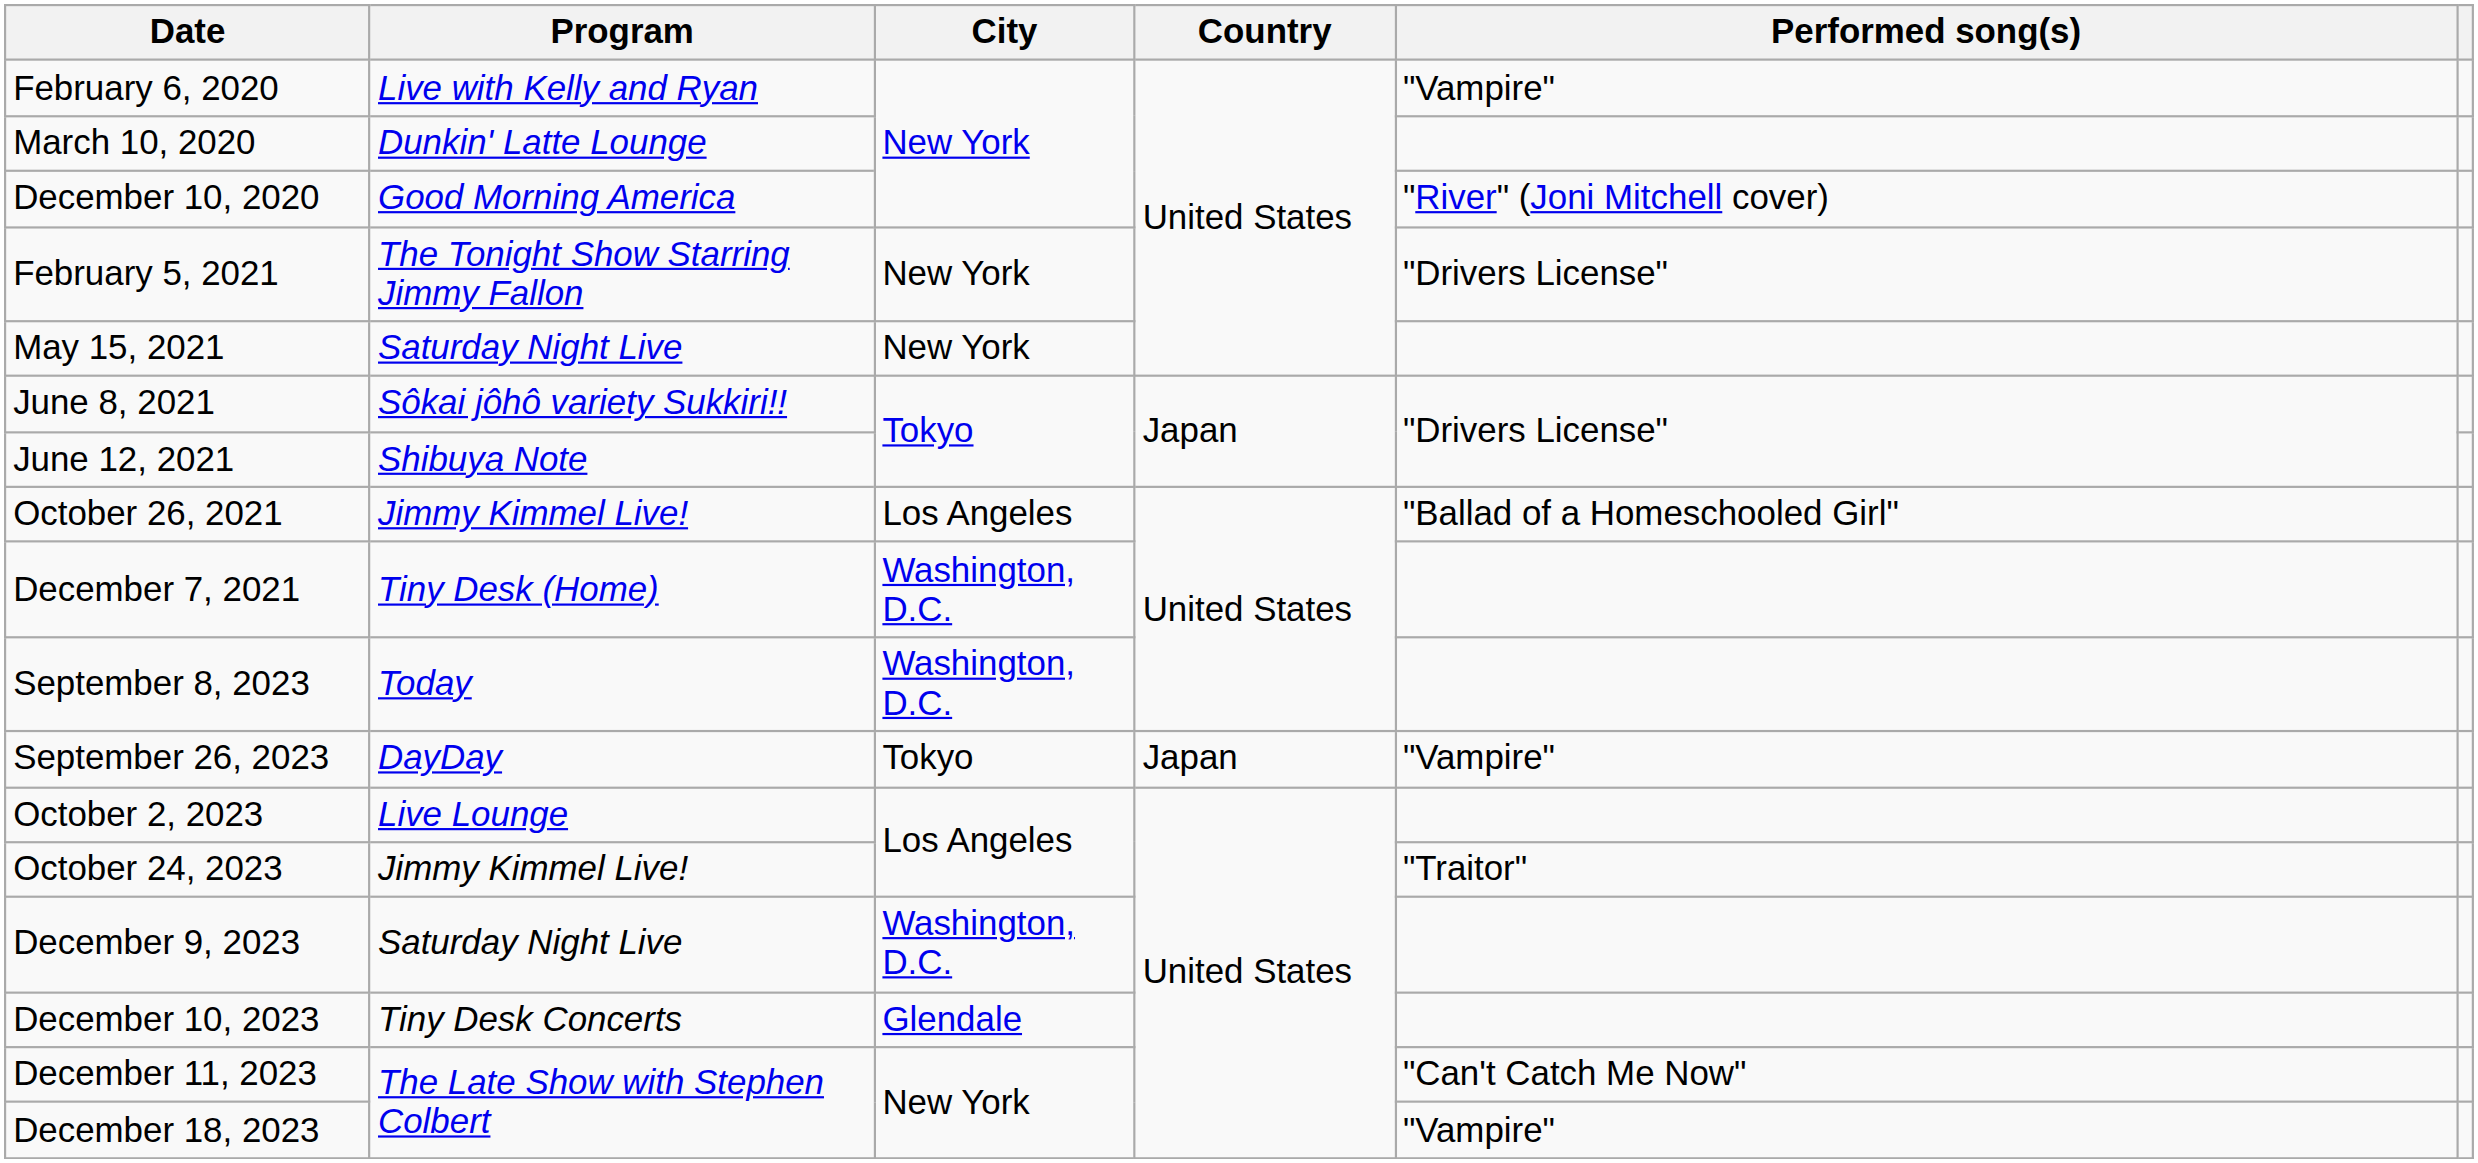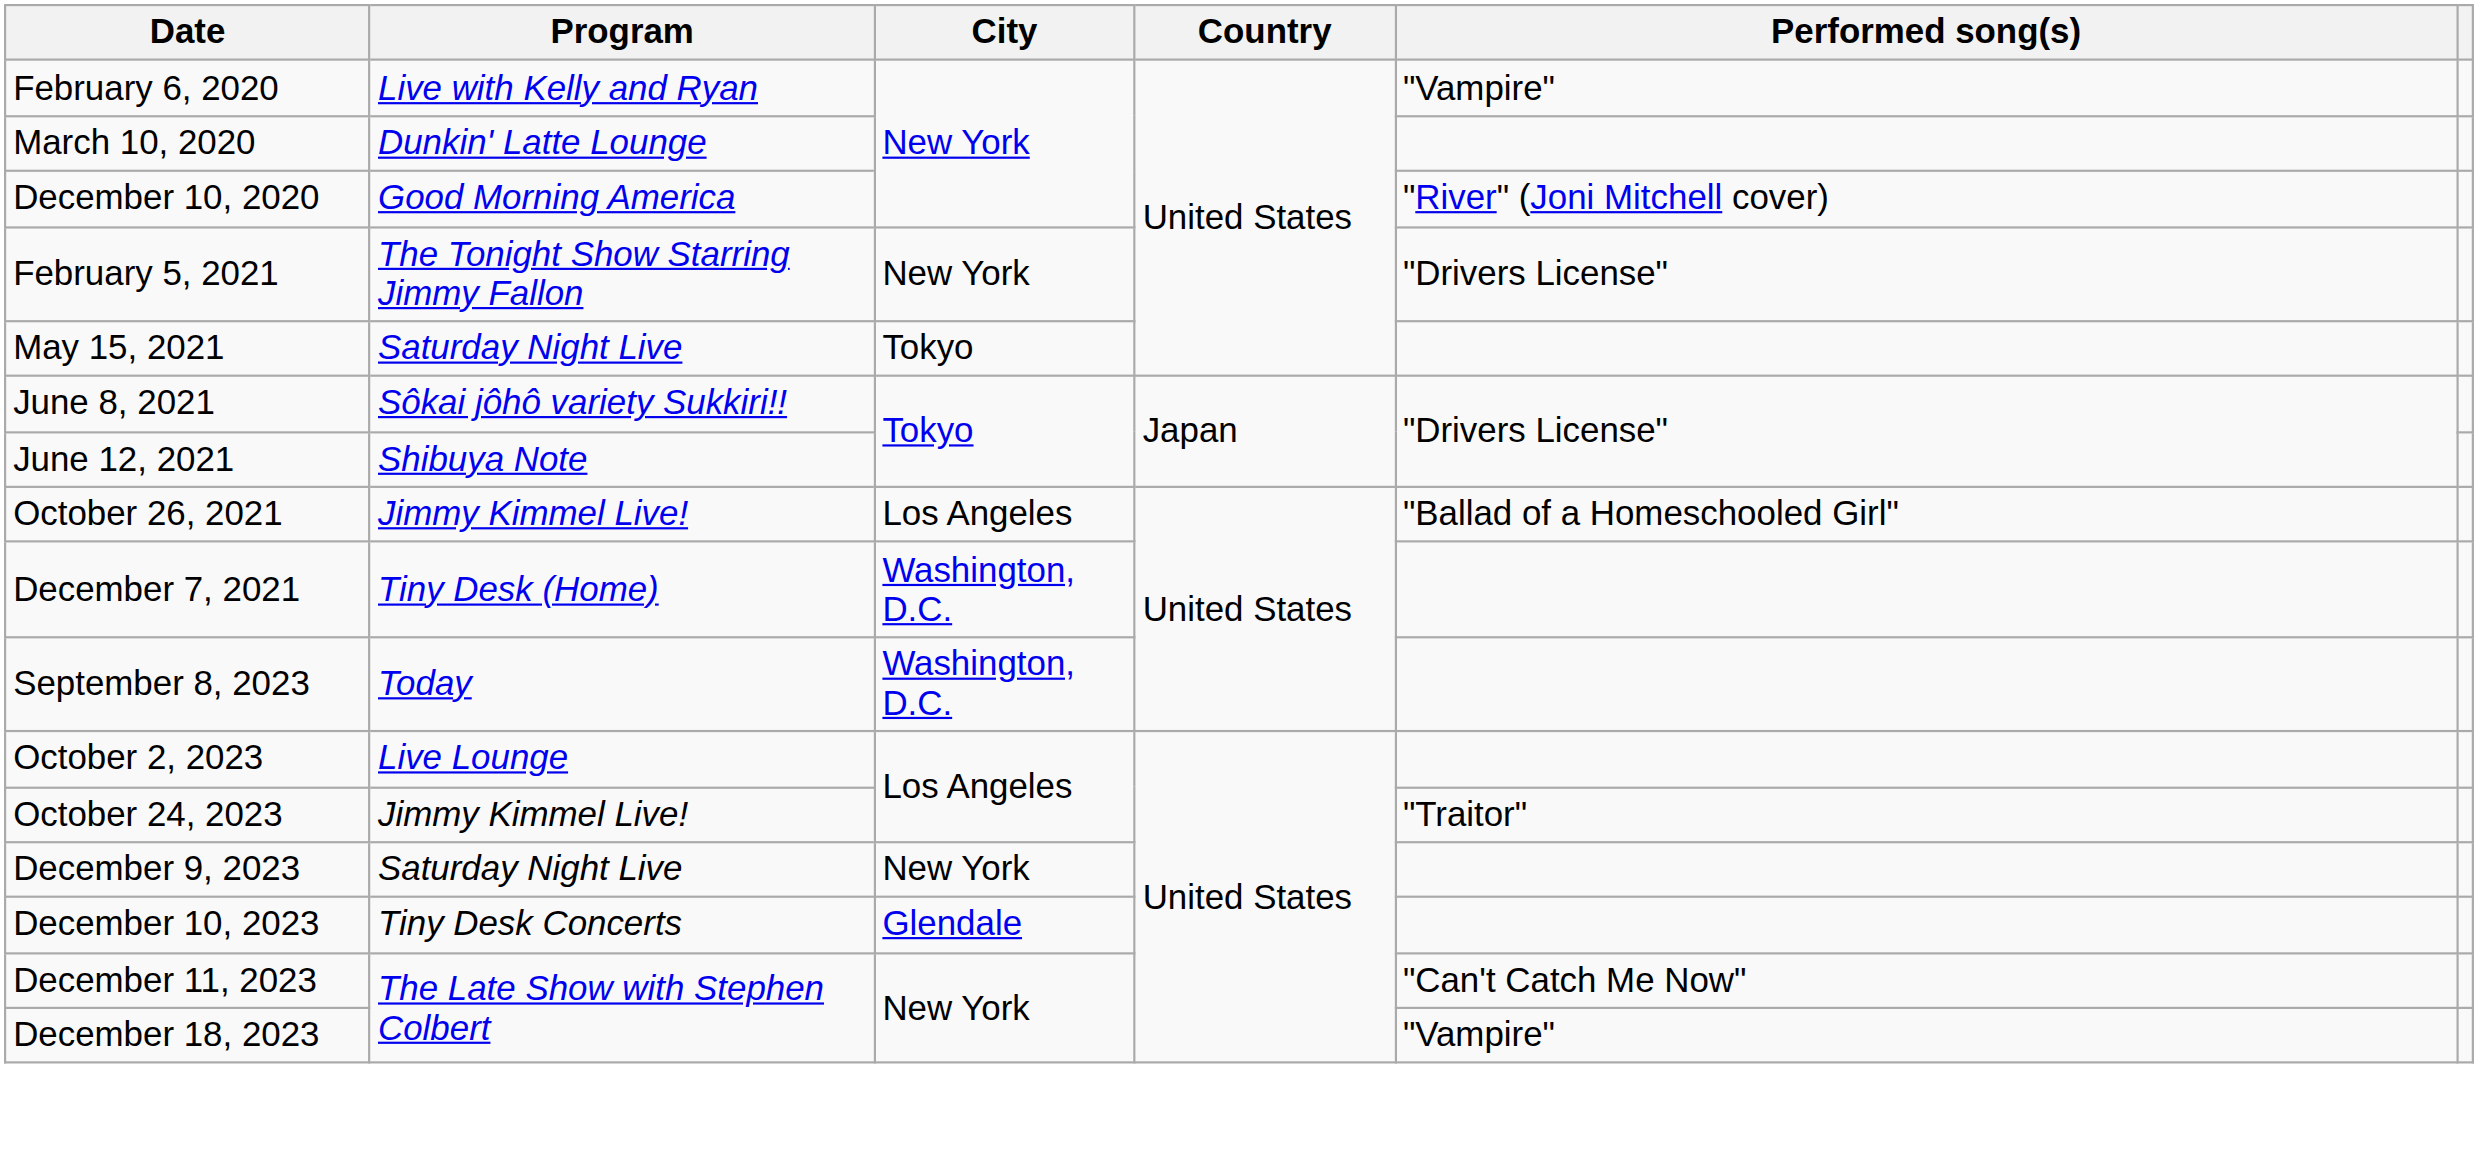(956, 347) New York -> (928, 347) Tokyo
- row: (171, 758)
(979, 943) Washington, D.C. -> (956, 869) New York
